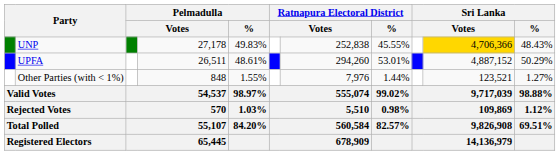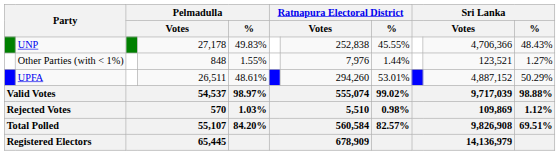(492, 45) gold background -> (492, 45) no background
rows swapped: (31, 61) <-> (71, 77)
